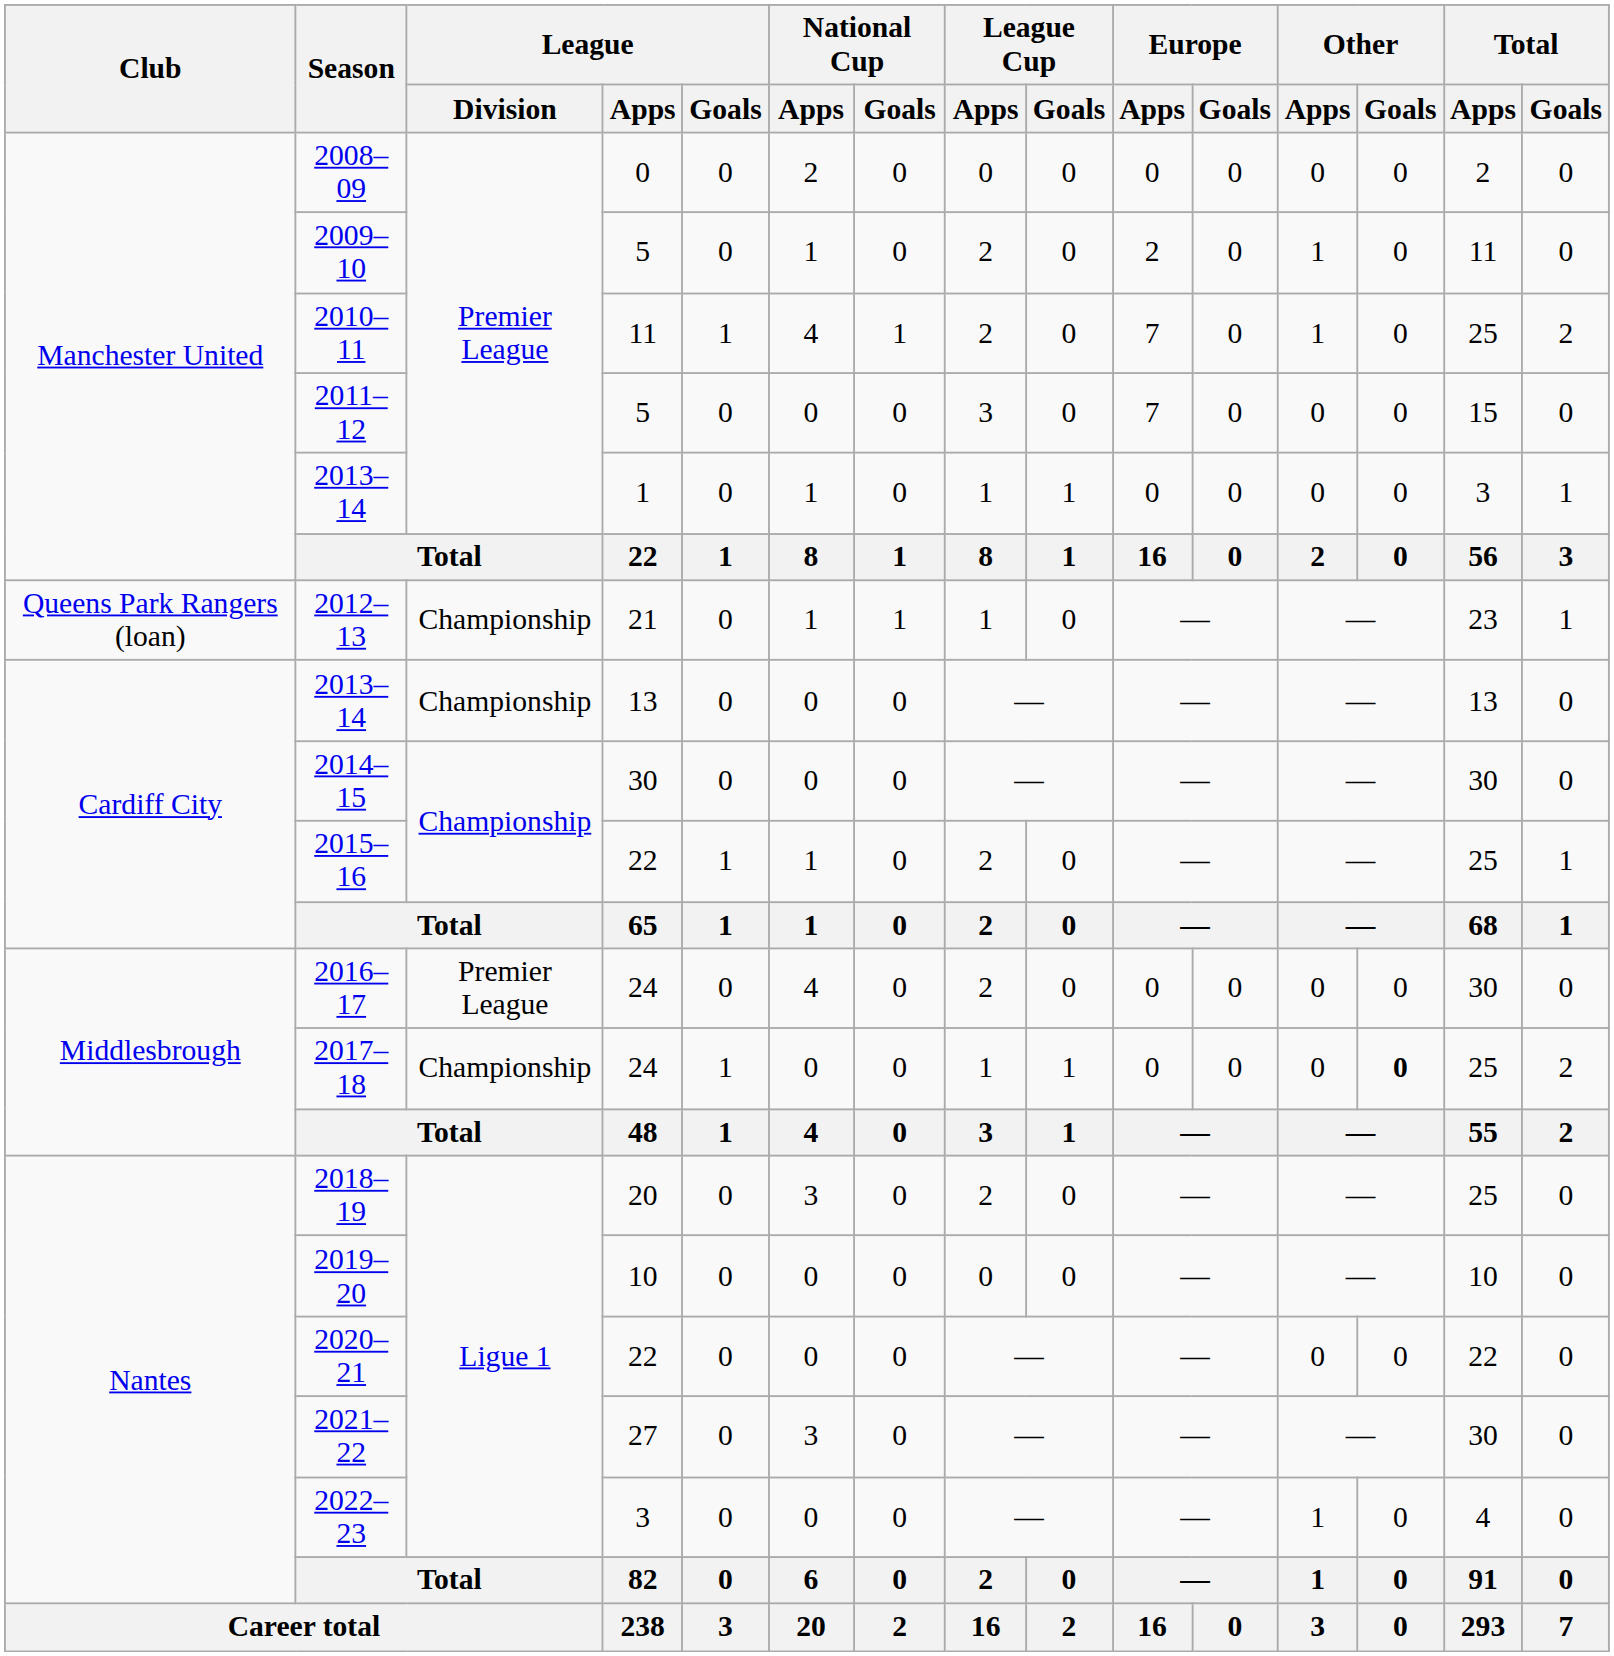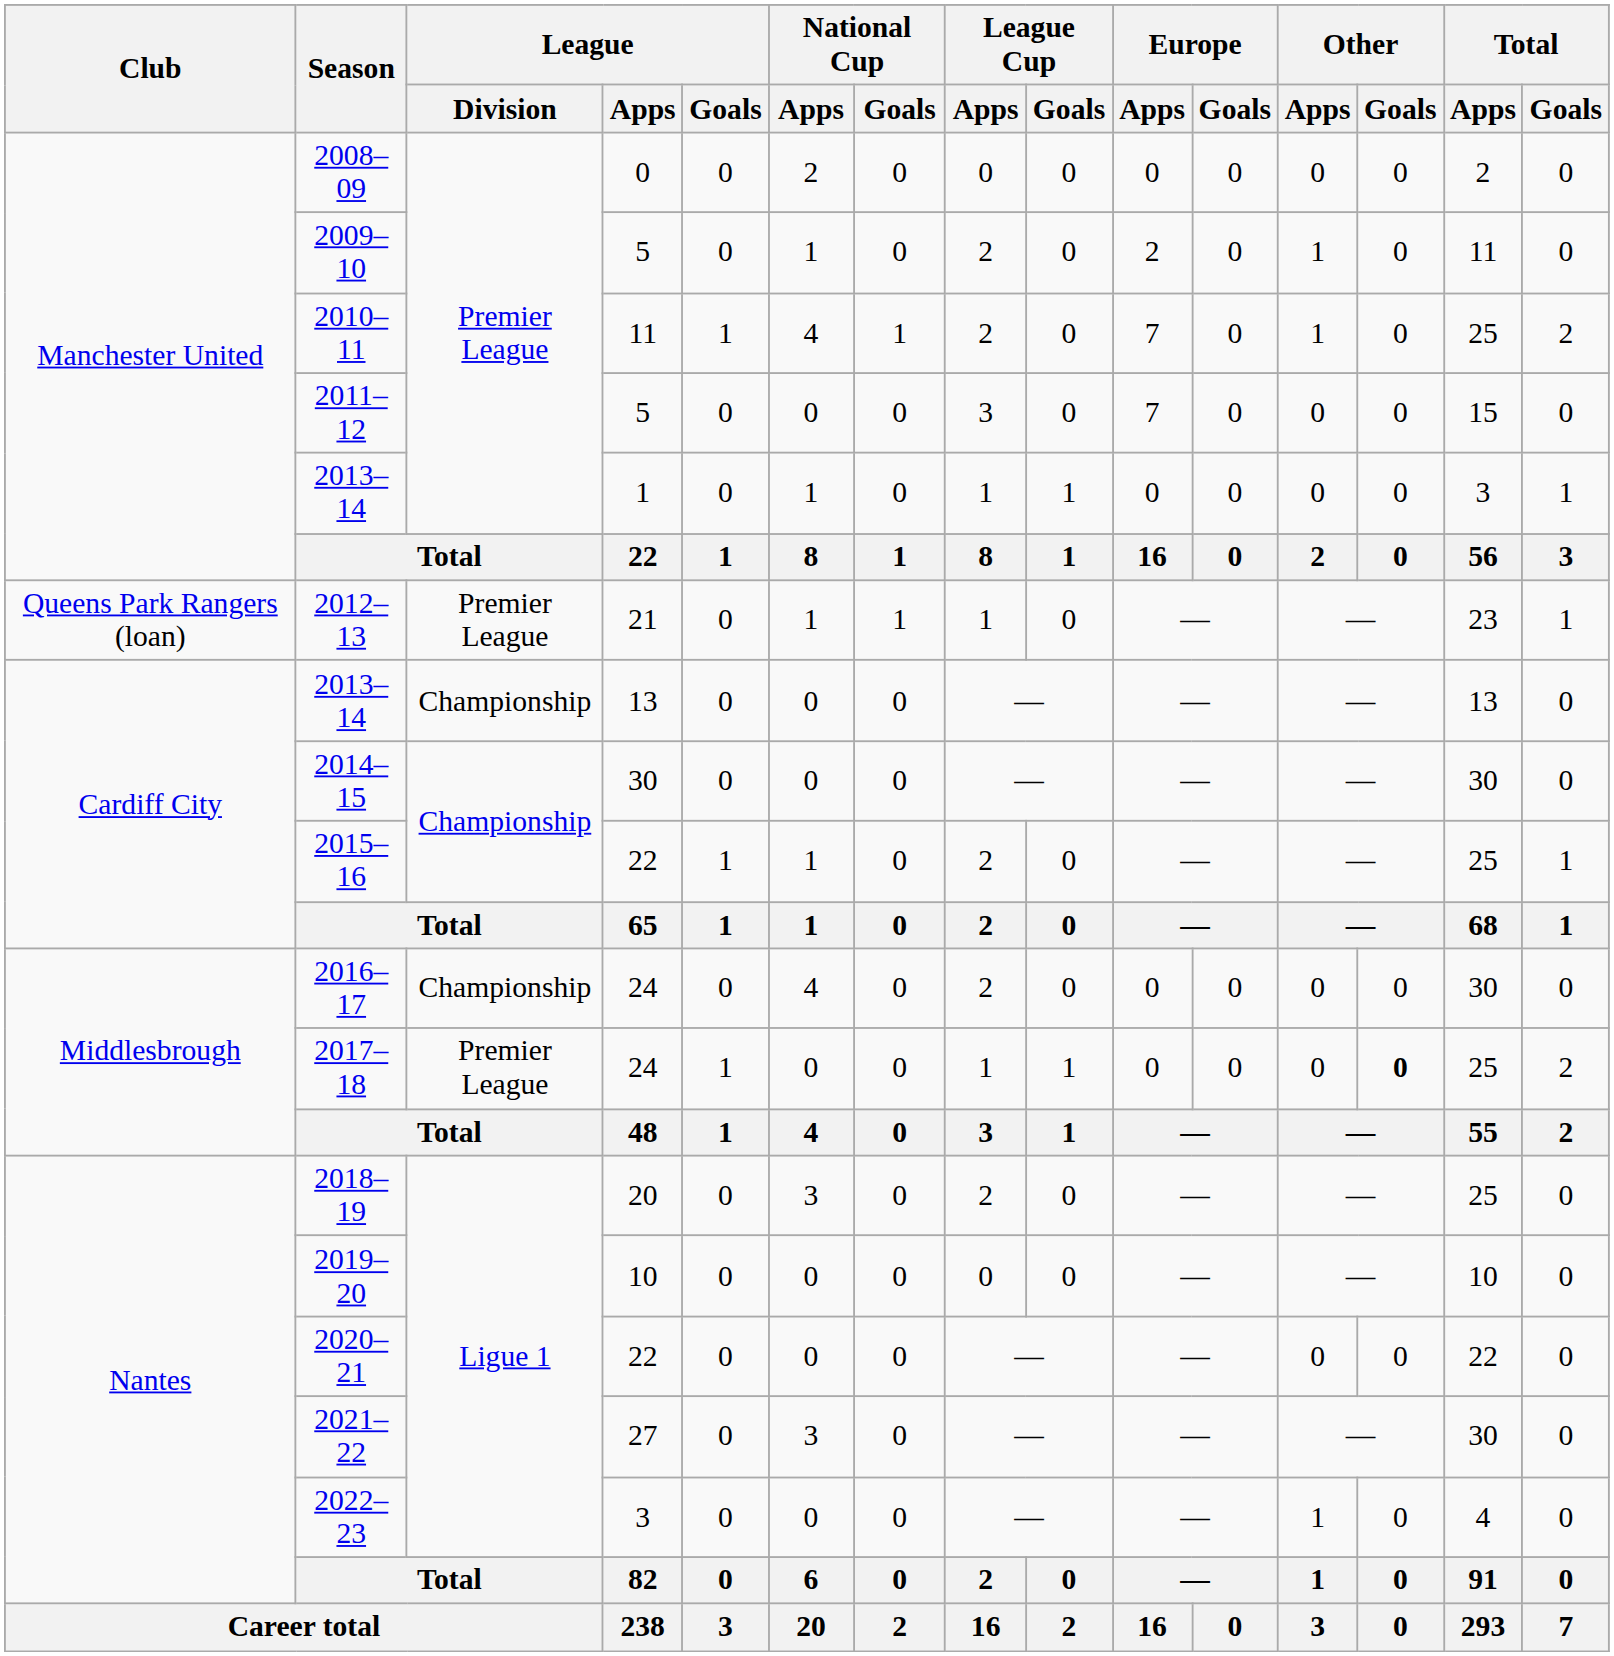(505, 619) Championship -> (505, 619) Premier League
(505, 987) Premier League -> (505, 987) Championship
(505, 1068) Championship -> (505, 1068) Premier League
